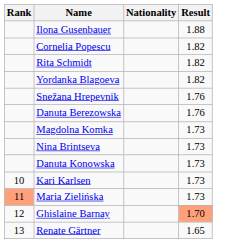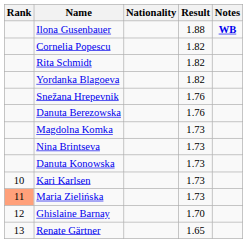+ column: (227, 12)
(196, 213) lightsalmon background -> (196, 213) no background
